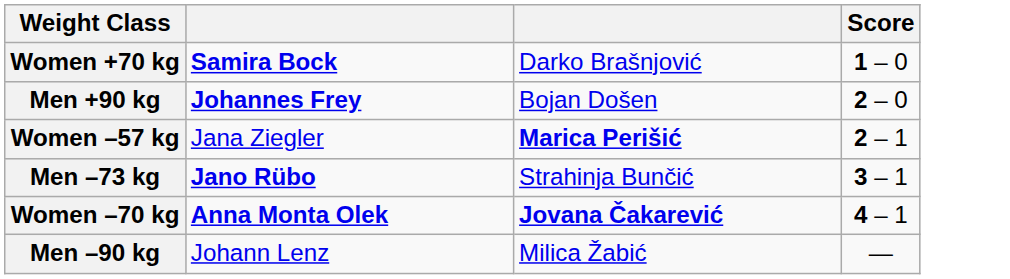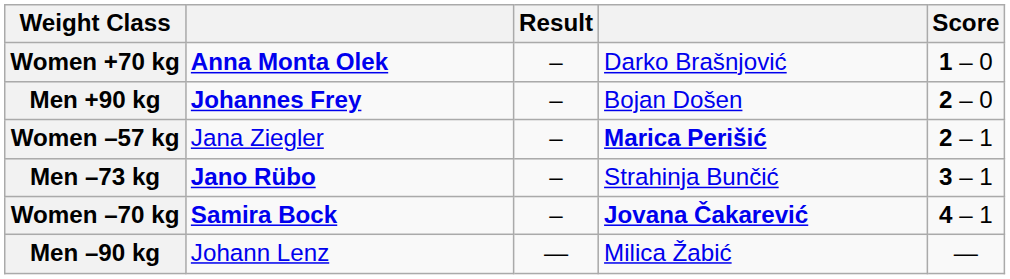+ column: (556, 23)
(264, 61) Samira Bock -> (290, 61) Anna Monta Olek
(290, 215) Anna Monta Olek -> (264, 215) Samira Bock
